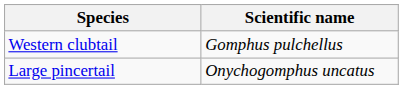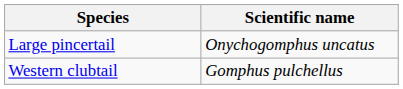rows swapped: (63, 44) <-> (62, 71)
